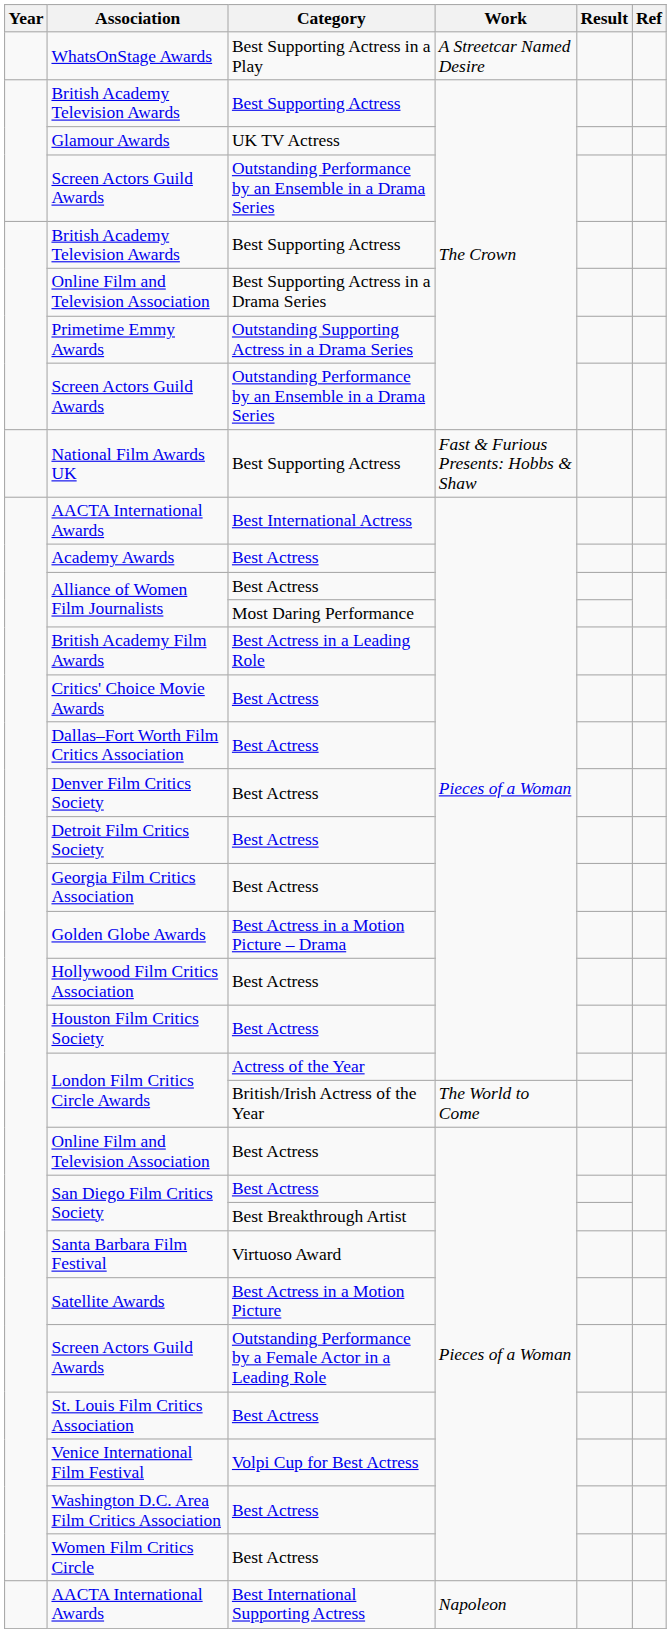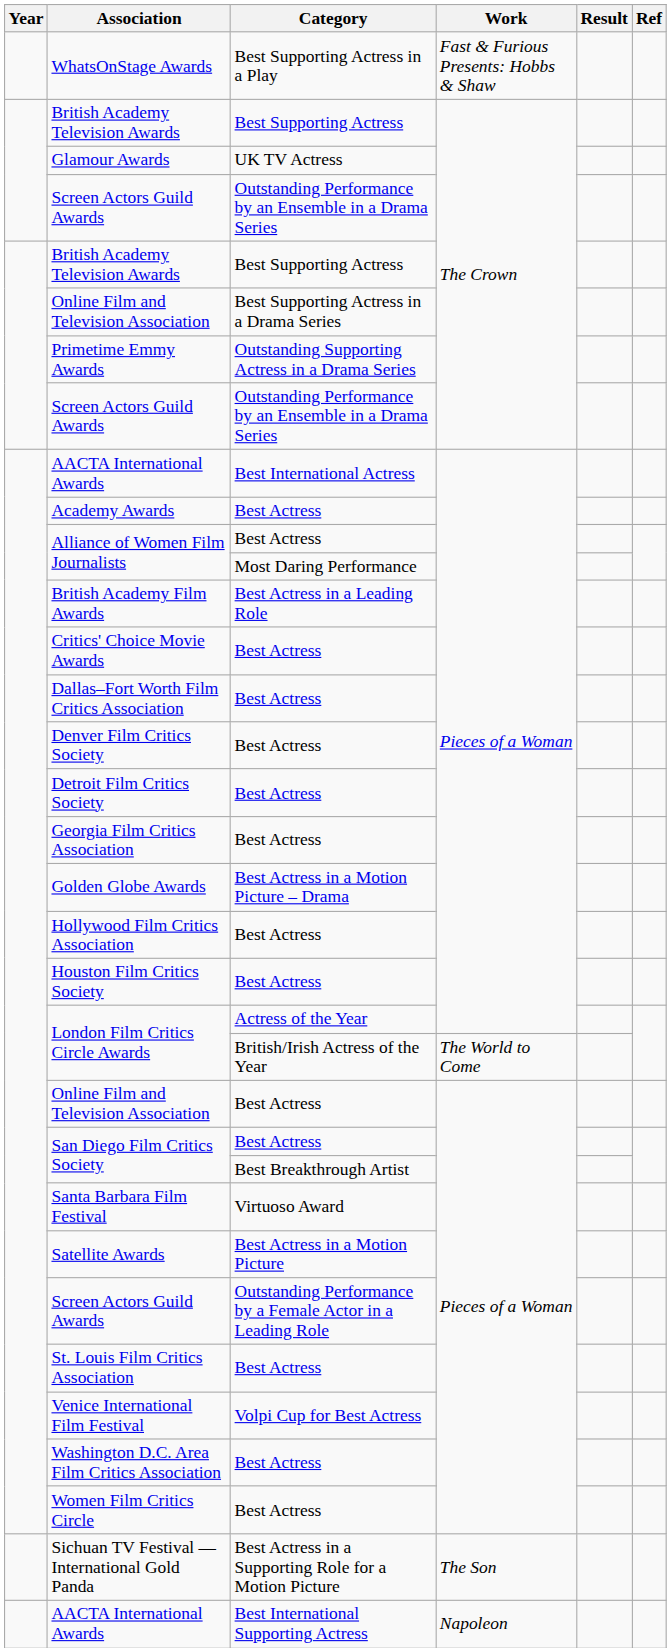(505, 55) A Streetcar Named Desire -> (497, 65) Fast & Furious Presents: Hobbs & Shaw
- row: (128, 463)
+ row: (134, 1566)
